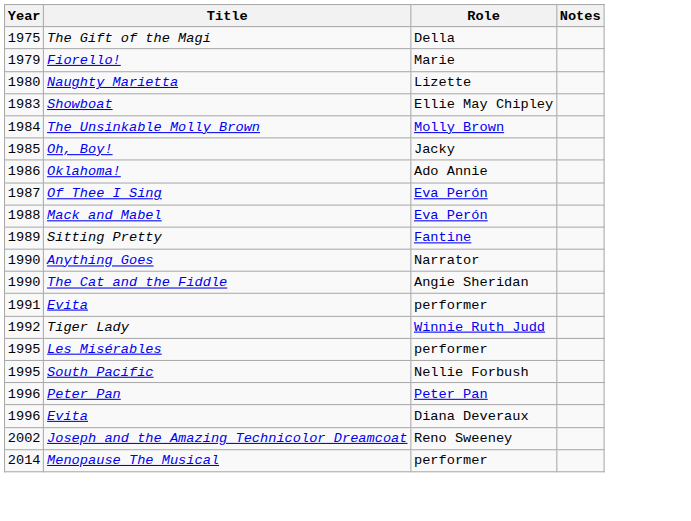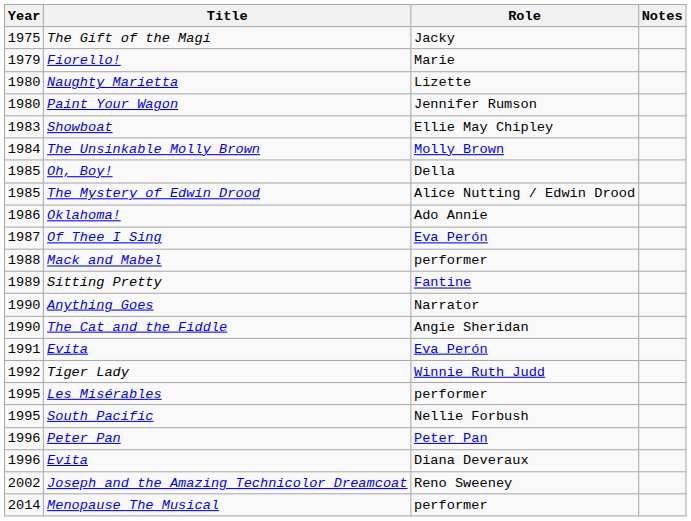(434, 38) Della -> (434, 38) Jacky
+ row: (24, 105)
(434, 149) Jacky -> (434, 171) Della
+ row: (24, 194)
(451, 216) Eva Perón -> (451, 260) performer
(451, 305) performer -> (451, 349) Eva Perón
